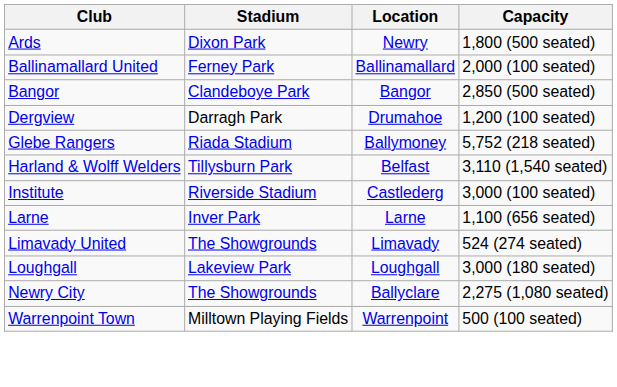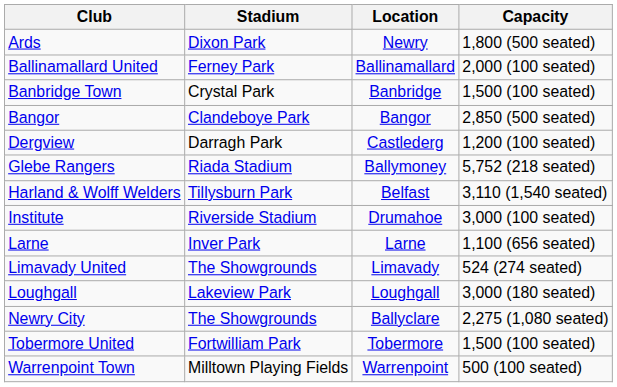+ row: (65, 92)
(405, 117) Drumahoe -> (405, 142) Castlederg
(405, 192) Castlederg -> (405, 218) Drumahoe
+ row: (71, 343)
